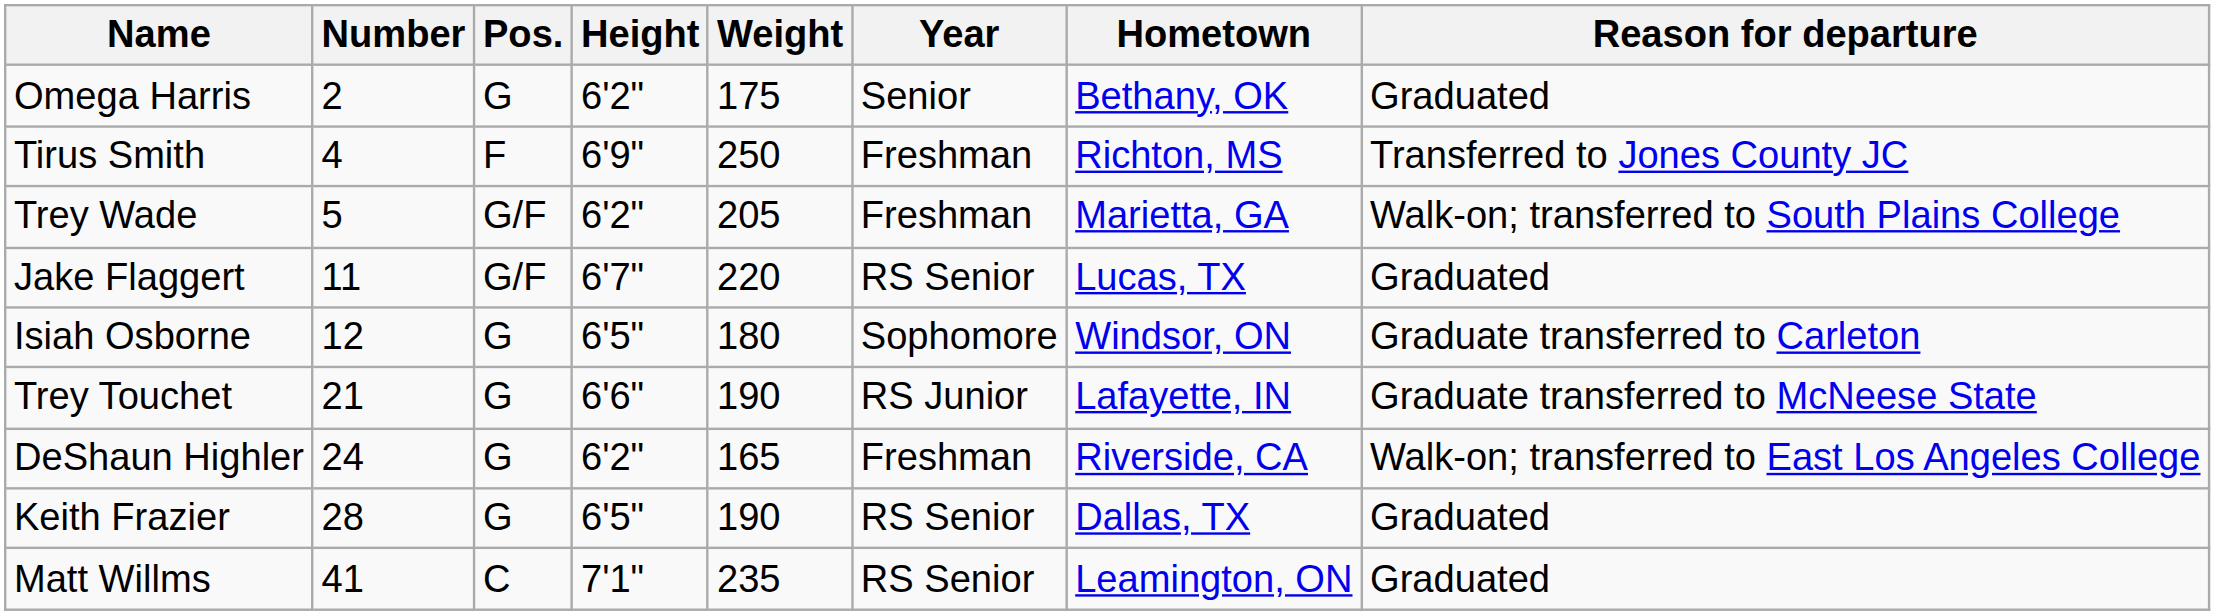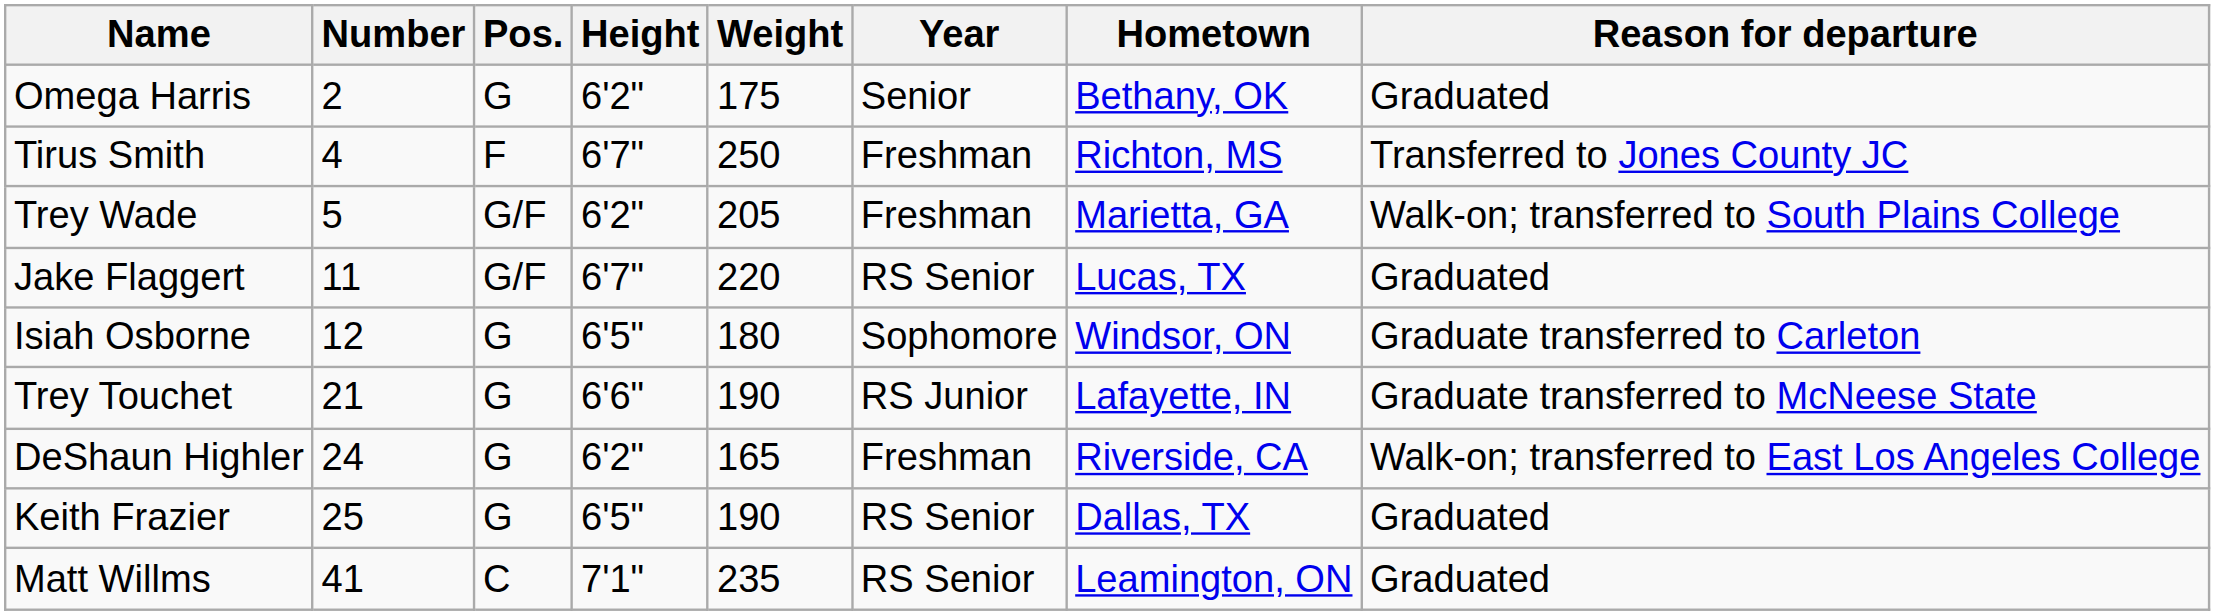(613, 155) 6'9" -> (613, 155) 6'7"
(343, 517) 28 -> (343, 517) 25
